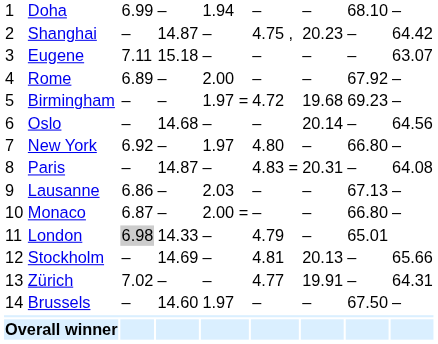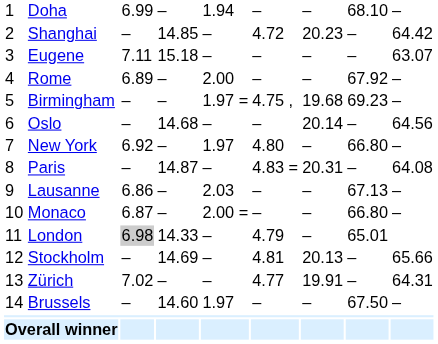(178, 33) 14.87 -> (178, 33) 14.85
(273, 33) 4.75 , -> (268, 33) 4.72
(268, 100) 4.72 -> (273, 100) 4.75 ,
